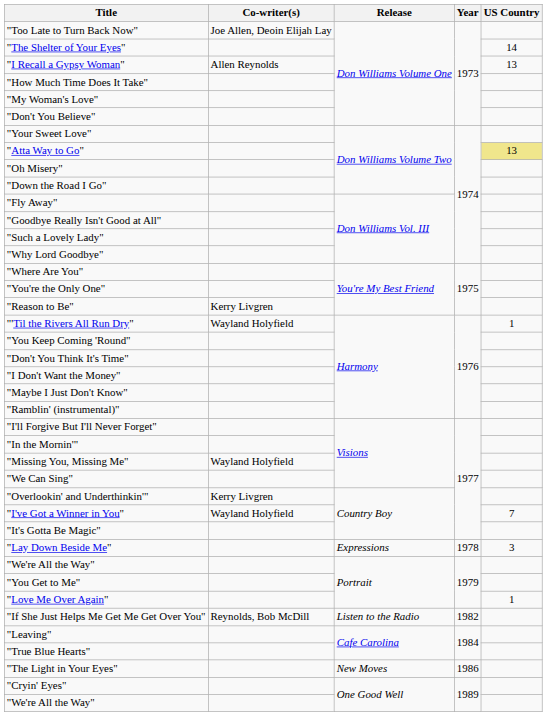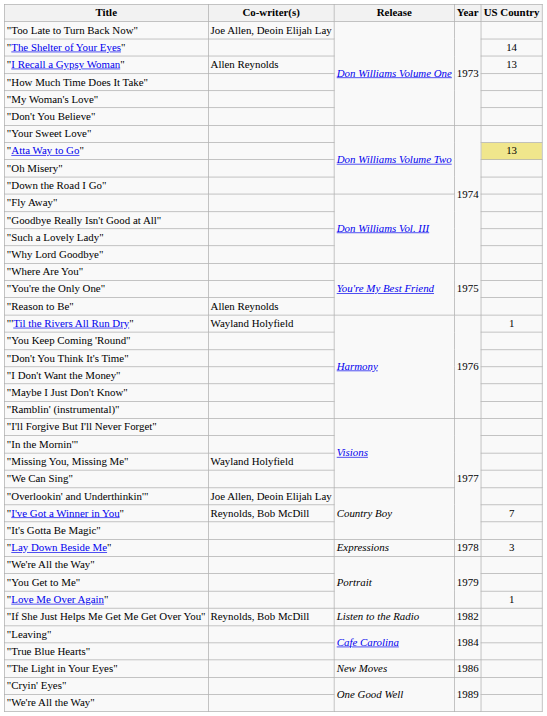(242, 306) Kerry Livgren -> (245, 306) Allen Reynolds
(242, 496) Kerry Livgren -> (271, 496) Joe Allen, Deoin Elijah Lay
(252, 513) Wayland Holyfield -> (260, 513) Reynolds, Bob McDill
